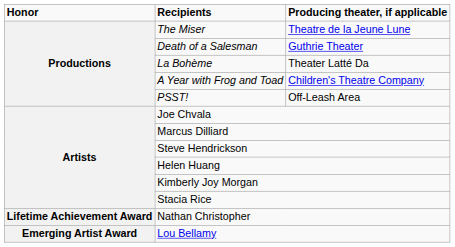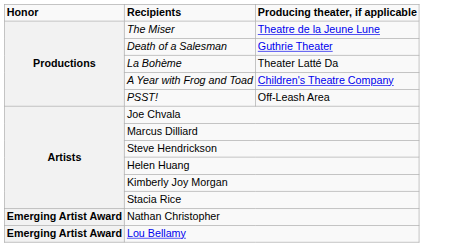(80, 217) Lifetime Achievement Award -> (64, 217) Emerging Artist Award
